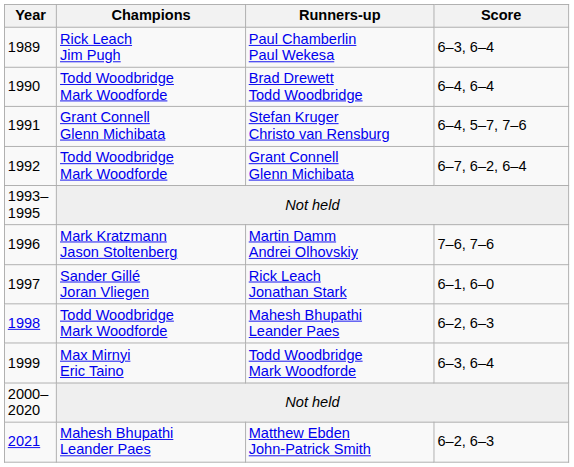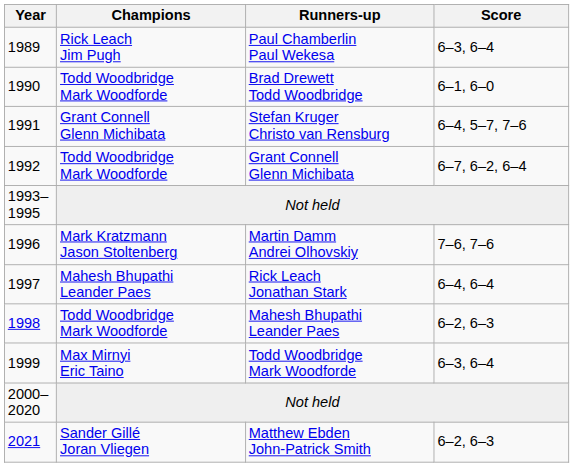(466, 86) 6–4, 6–4 -> (466, 86) 6–1, 6–0
(105, 284) Sander Gillé Joran Vliegen -> (117, 284) Mahesh Bhupathi Leander Paes
(466, 284) 6–1, 6–0 -> (466, 284) 6–4, 6–4
(117, 442) Mahesh Bhupathi Leander Paes -> (105, 442) Sander Gillé Joran Vliegen
